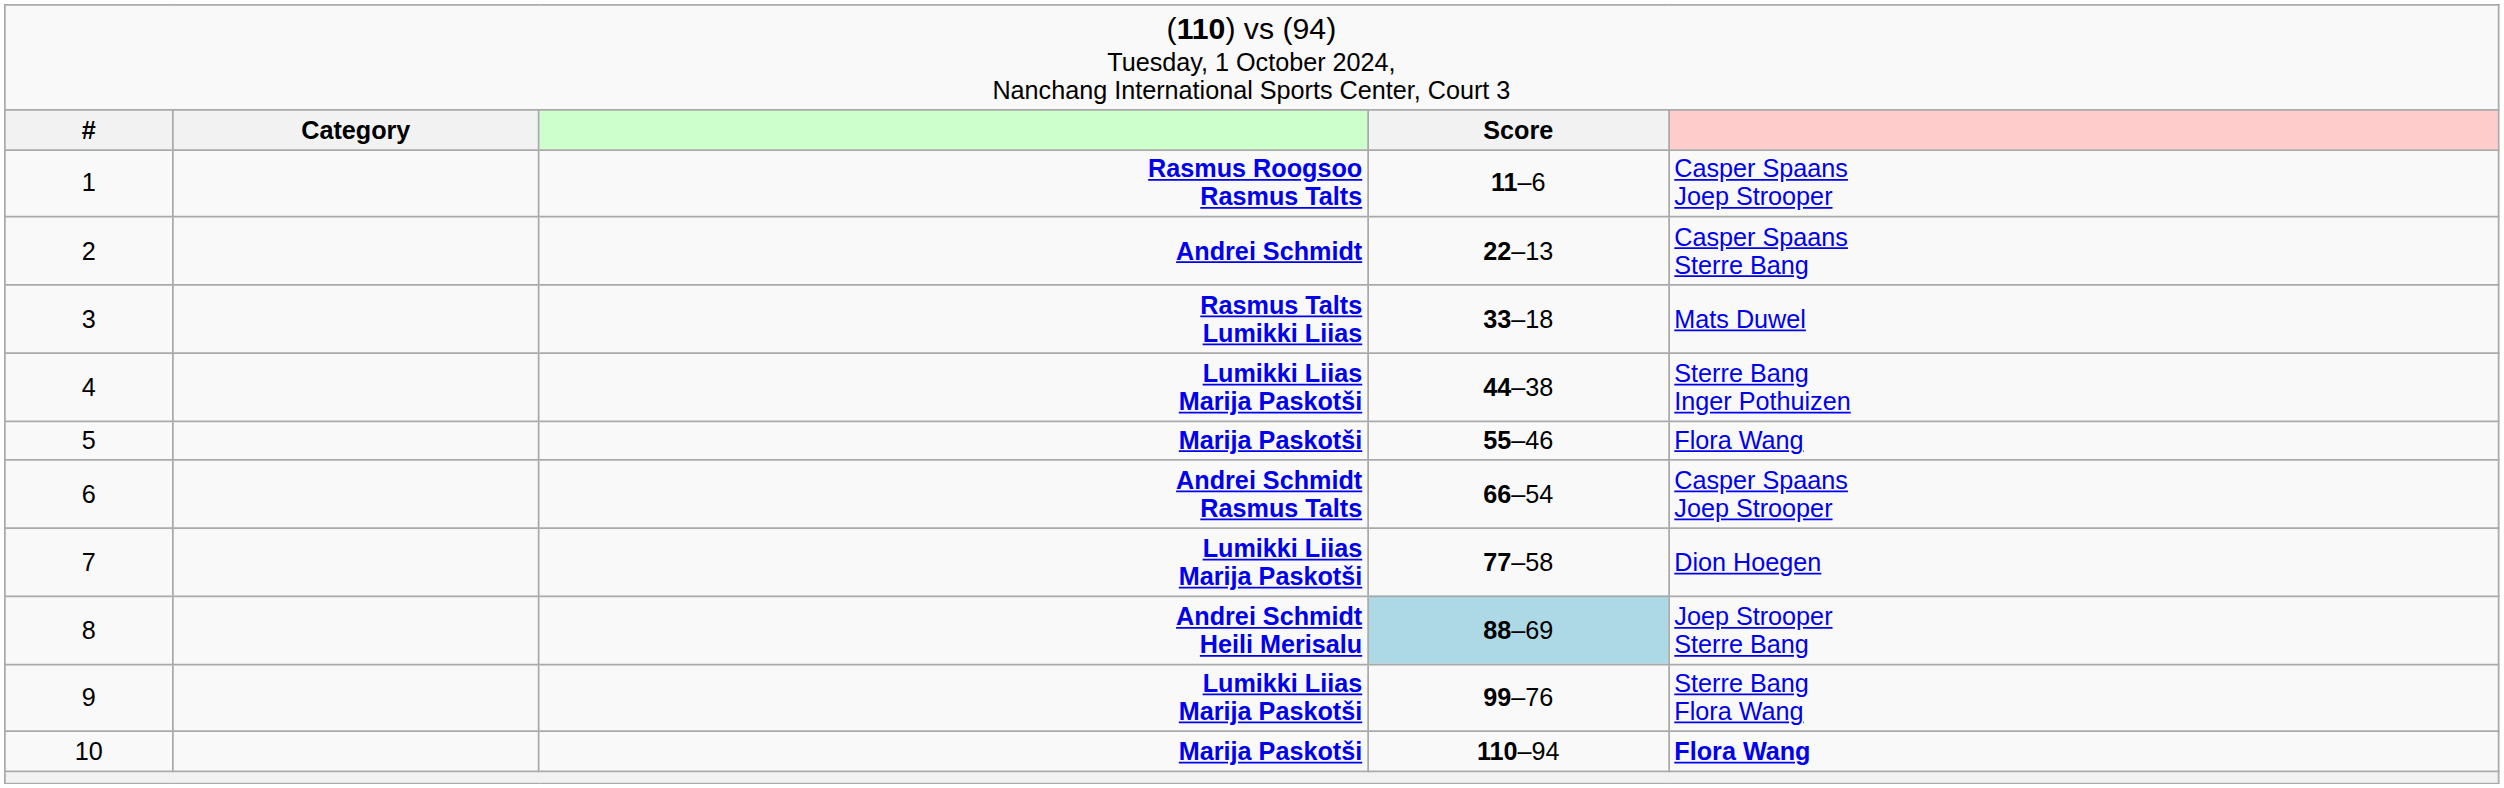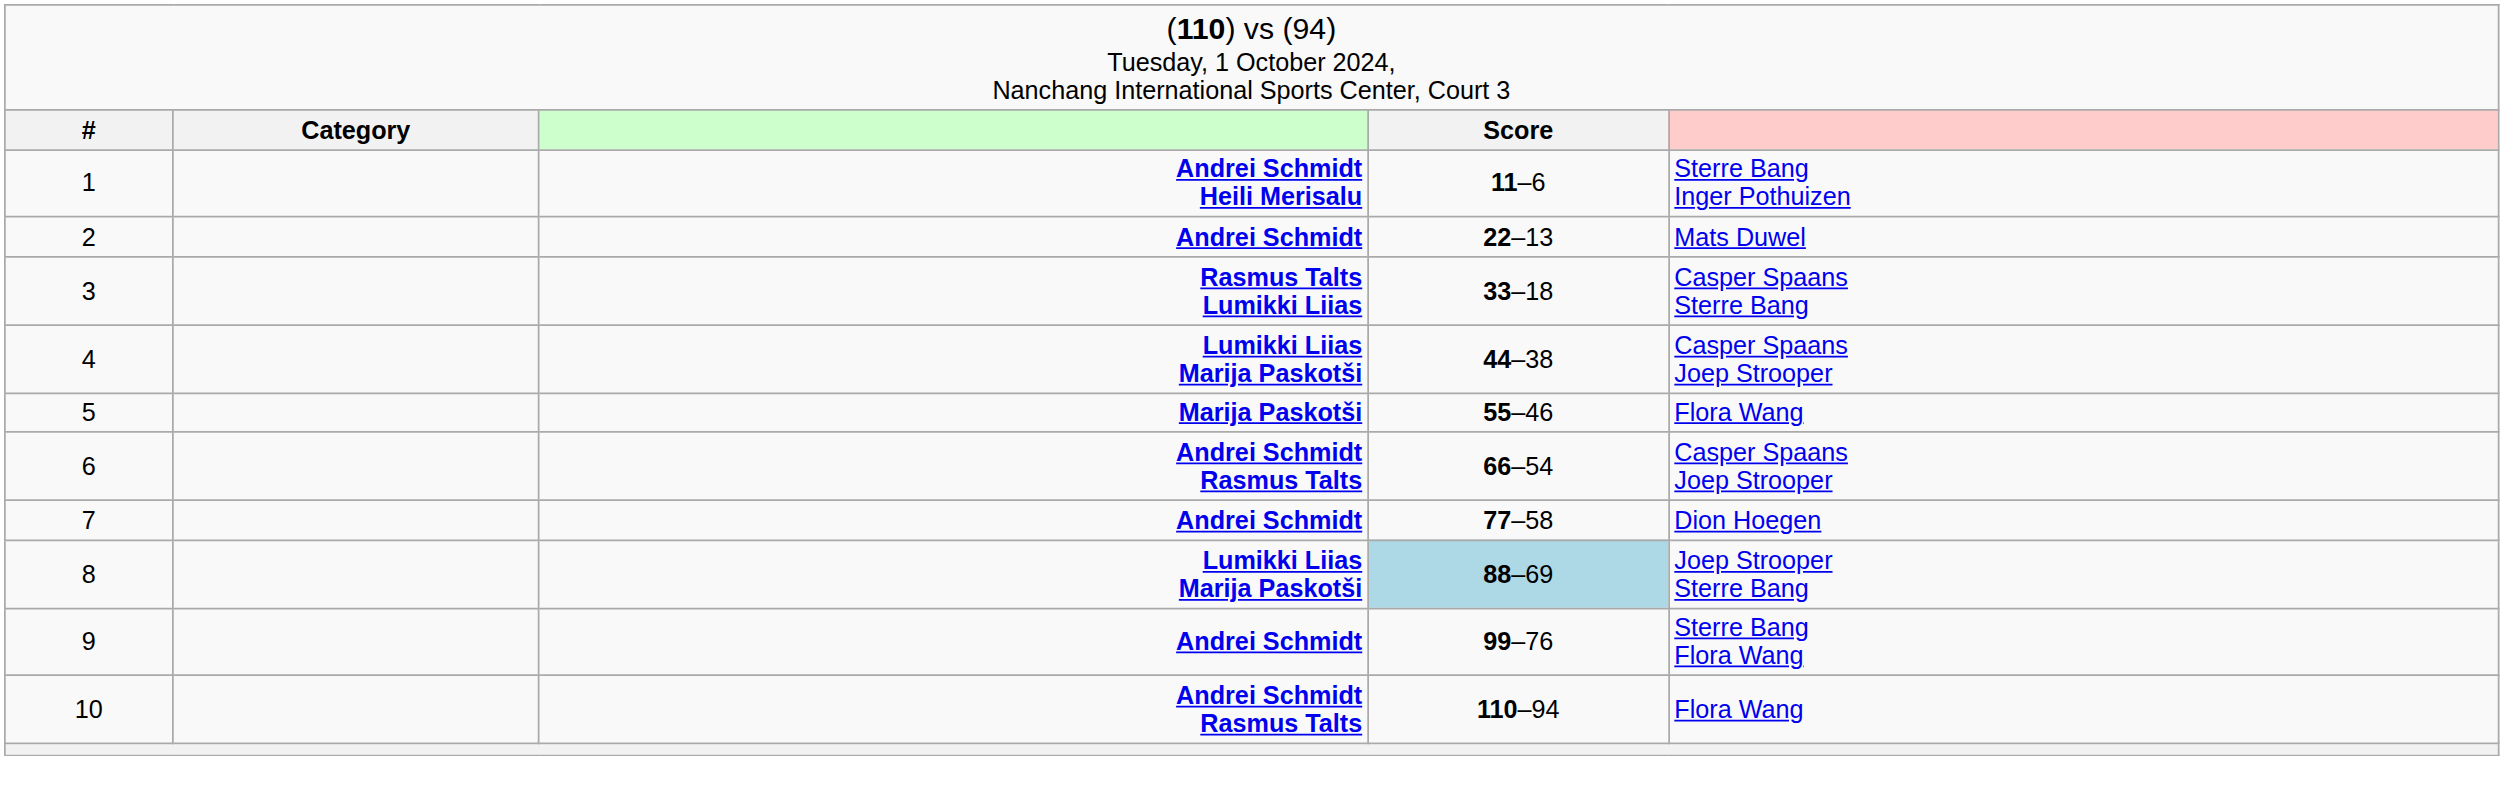(1255, 184) Rasmus Roogsoo Rasmus Talts -> (1269, 184) Andrei Schmidt Heili Merisalu
(1761, 184) Casper Spaans Joep Strooper -> (1763, 184) Sterre Bang Inger Pothuizen
(1761, 251) Casper Spaans Sterre Bang -> (1740, 237) Mats Duwel
(1740, 319) Mats Duwel -> (1761, 291) Casper Spaans Sterre Bang
(1763, 387) Sterre Bang Inger Pothuizen -> (1761, 359) Casper Spaans Joep Strooper
(1271, 562) Lumikki Liias Marija Paskotši -> (1269, 520) Andrei Schmidt
(1269, 630) Andrei Schmidt Heili Merisalu -> (1271, 574) Lumikki Liias Marija Paskotši
(1271, 698) Lumikki Liias Marija Paskotši -> (1269, 642) Andrei Schmidt
(1271, 752) Marija Paskotši -> (1269, 710) Andrei Schmidt Rasmus Talts
(1742, 752) bold -> (1739, 710) normal
